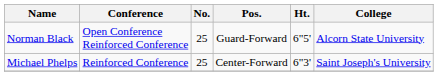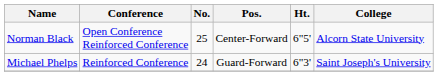(252, 37) Guard-Forward -> (252, 37) Center-Forward
(202, 62) 25 -> (202, 62) 24
(252, 62) Center-Forward -> (252, 62) Guard-Forward
